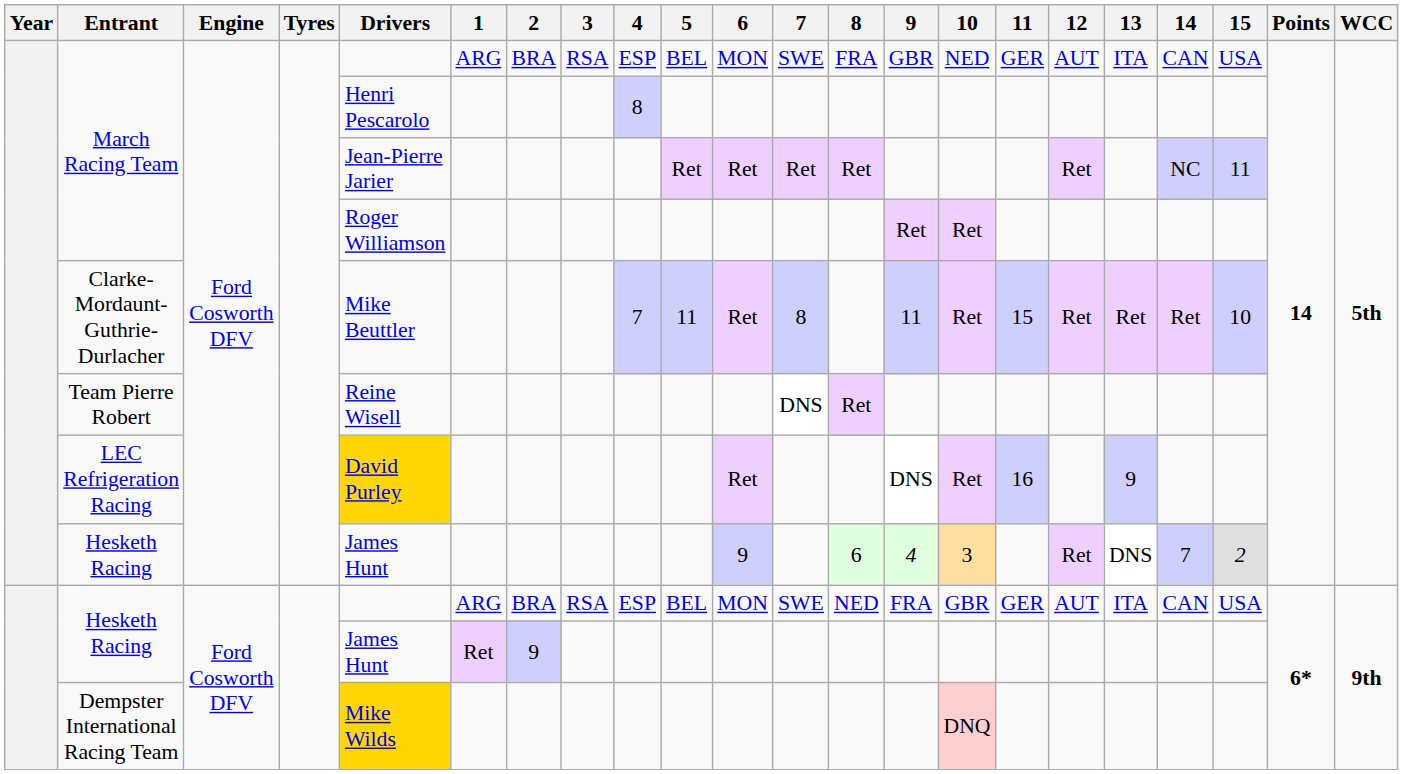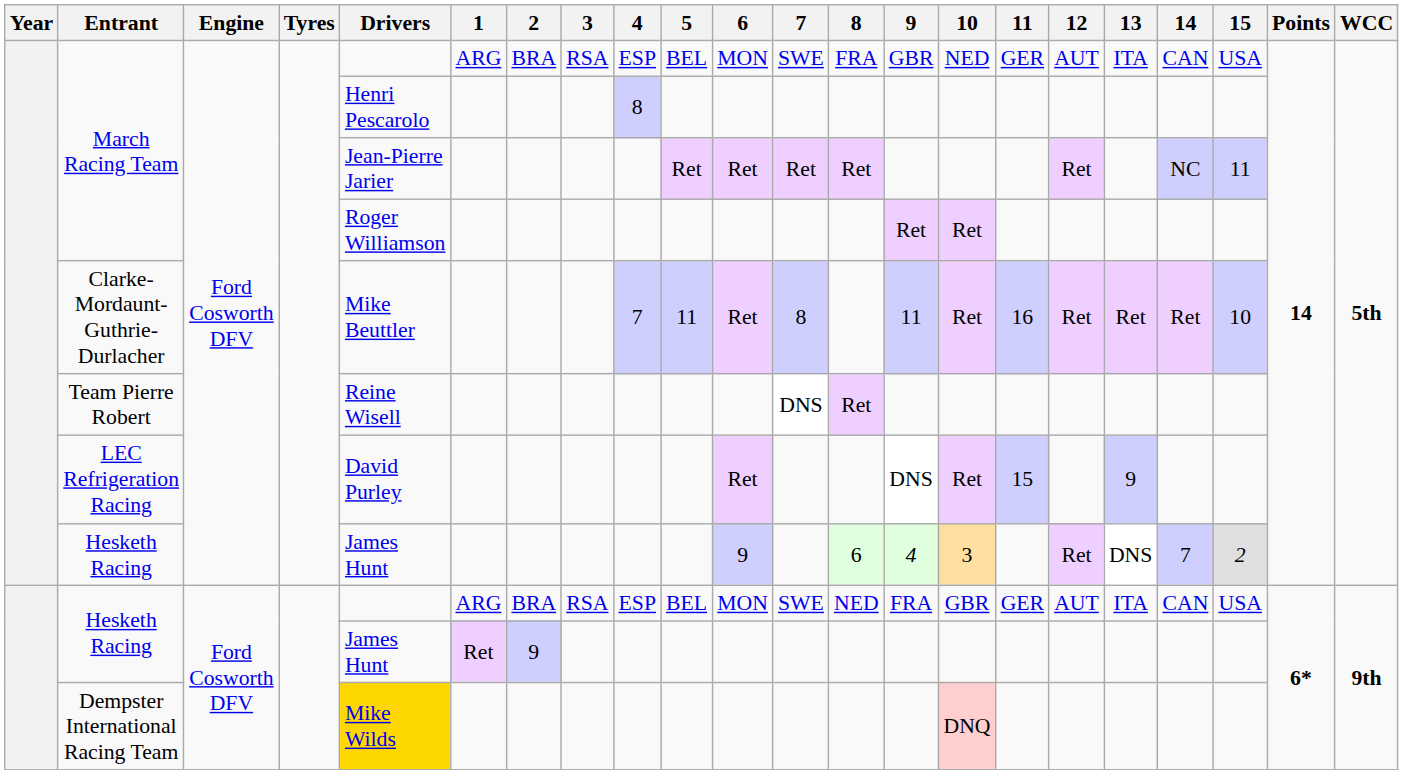(1022, 317) 15 -> (1022, 317) 16
(373, 479) gold background -> (373, 479) no background
(1022, 479) 16 -> (1022, 479) 15
